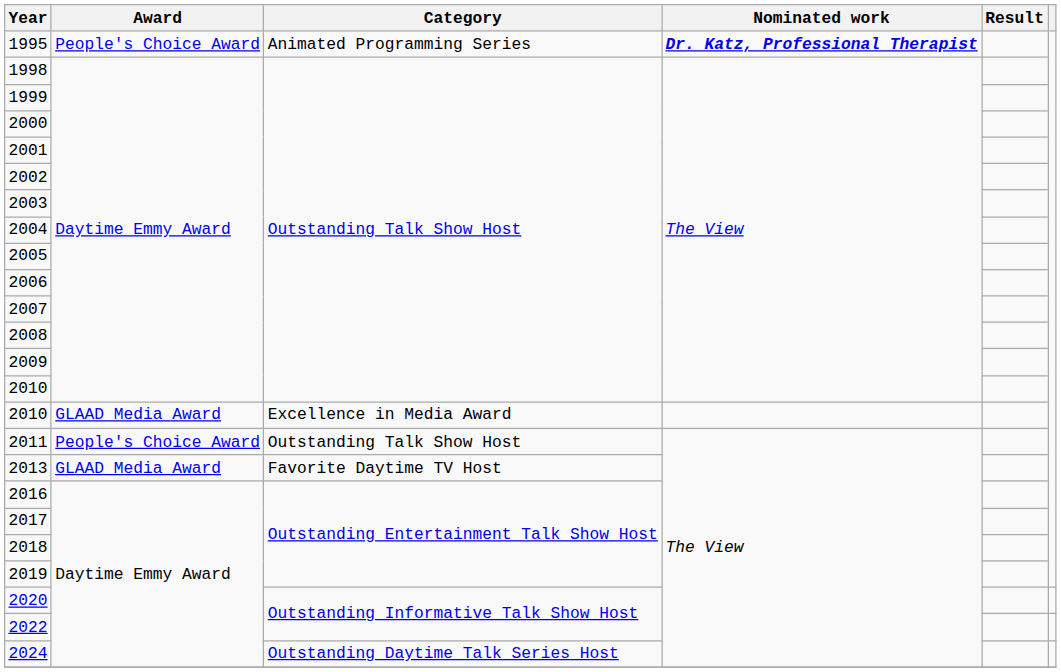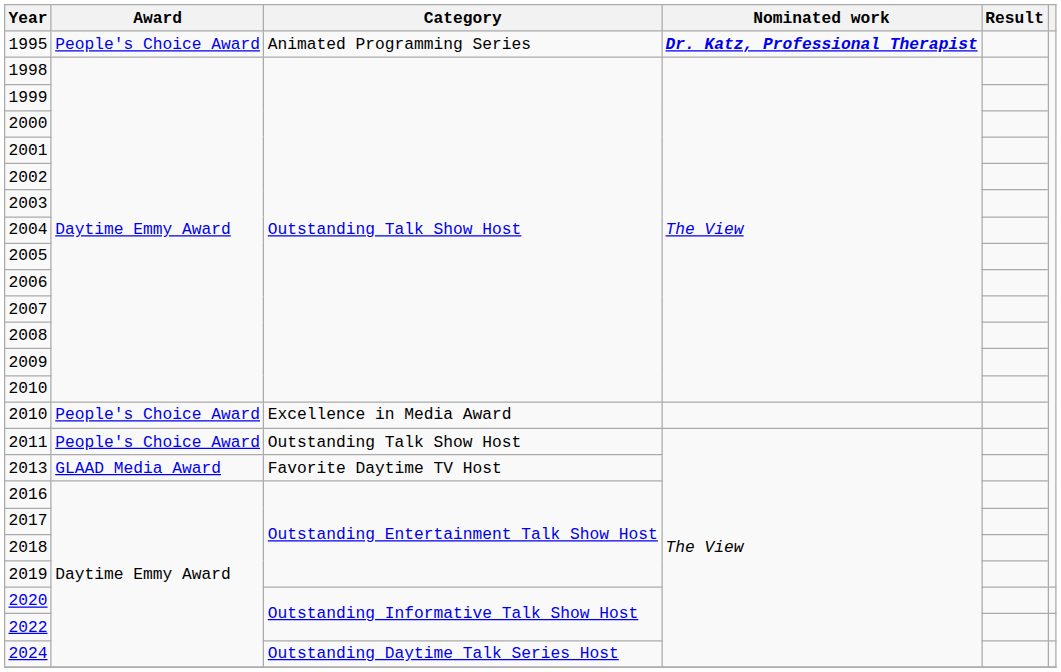(138, 415) GLAAD Media Award -> (158, 415) People's Choice Award
